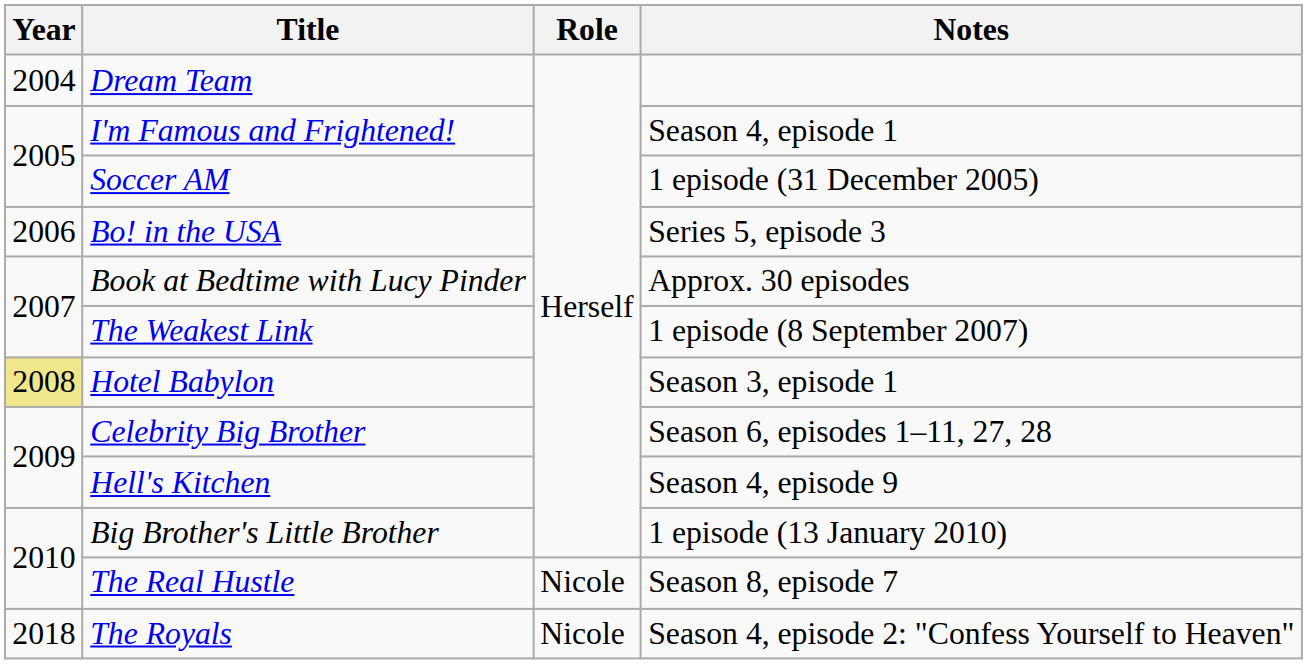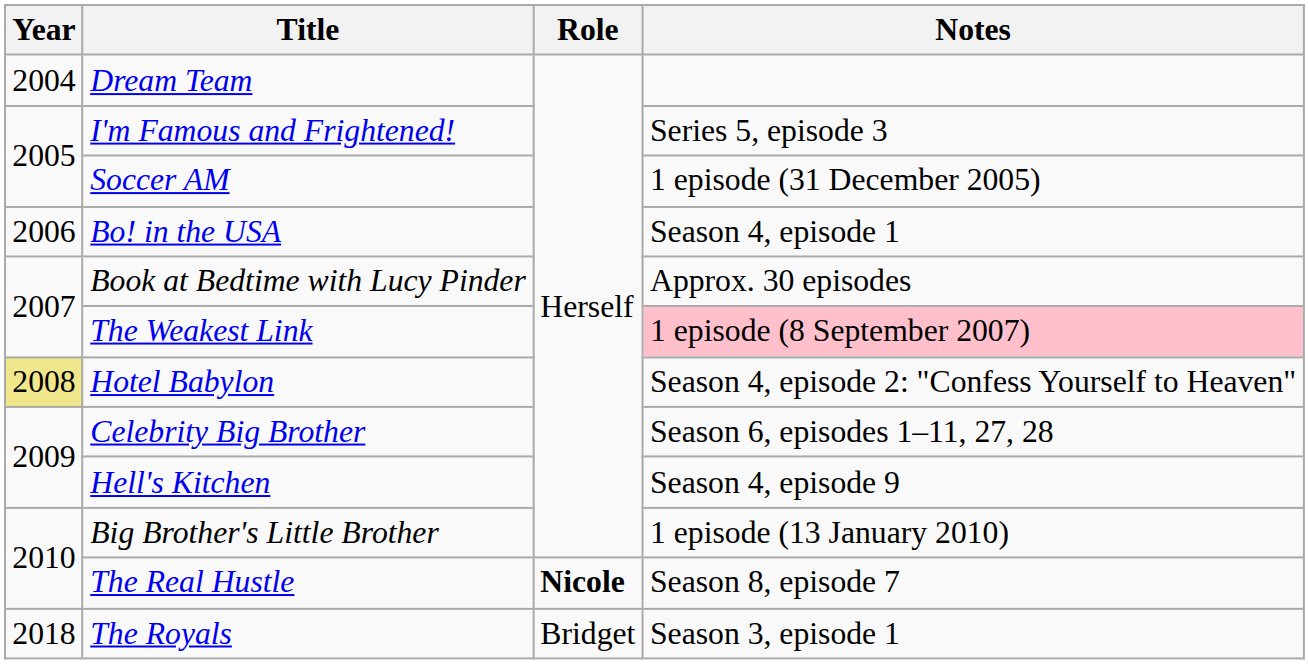(773, 130) Season 4, episode 1 -> (769, 130) Series 5, episode 3
(767, 230) Series 5, episode 3 -> (775, 230) Season 4, episode 1
(838, 331) no background -> (840, 331) pink background
(773, 381) Season 3, episode 1 -> (973, 381) Season 4, episode 2: "Confess Yourself to Heaven"
(583, 582) normal -> (583, 582) bold
(583, 632) Nicole -> (588, 632) Bridget
(971, 632) Season 4, episode 2: "Confess Yourself to Heaven" -> (775, 632) Season 3, episode 1
